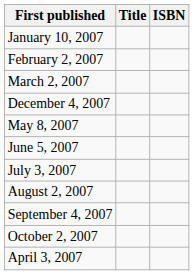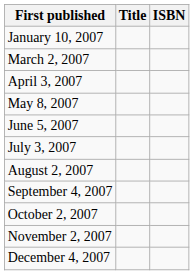- row: (55, 59)
rows swapped: (45, 258) <-> (59, 103)
+ row: (60, 236)
